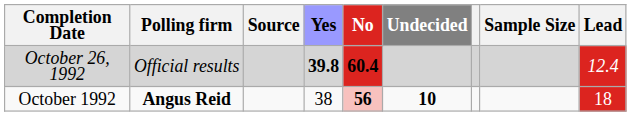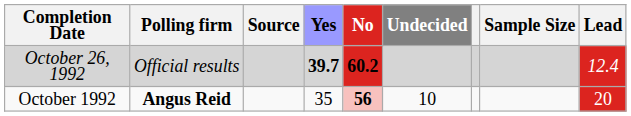(324, 66) 39.8 -> (324, 66) 39.7
(363, 66) 60.4 -> (363, 66) 60.2
(324, 99) 38 -> (324, 99) 35
(427, 99) bold -> (427, 99) normal
(603, 99) 18 -> (603, 99) 20
